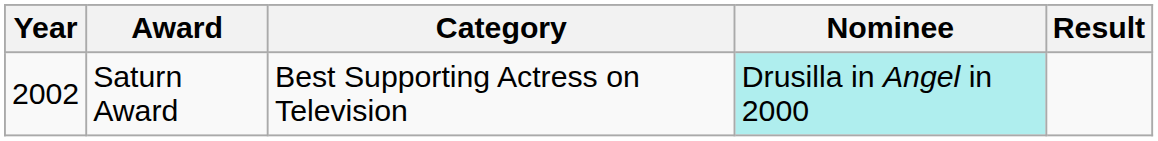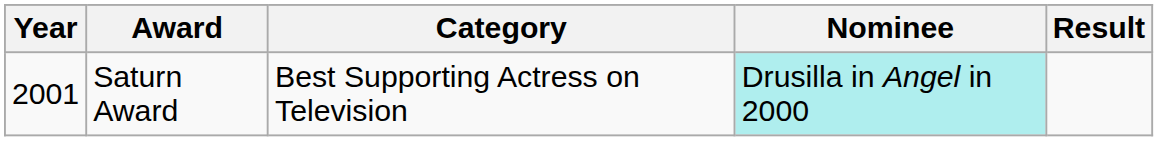(46, 93) 2002 -> (46, 93) 2001
